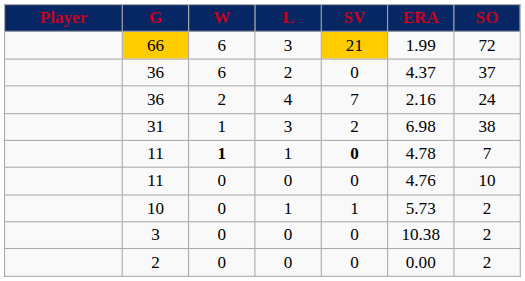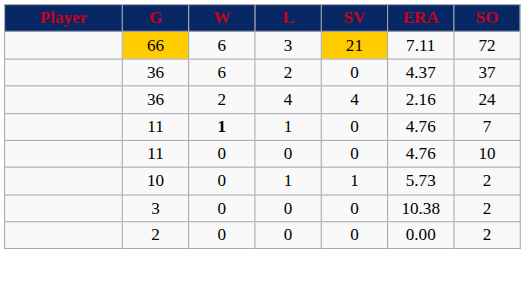(421, 45) 1.99 -> (421, 45) 7.11
(354, 99) 7 -> (354, 99) 4
- row: (156, 126)
(354, 153) bold -> (354, 126) normal
(421, 153) 4.78 -> (421, 126) 4.76
